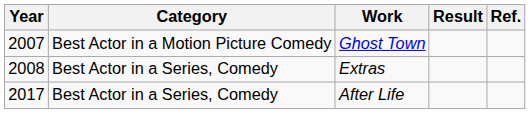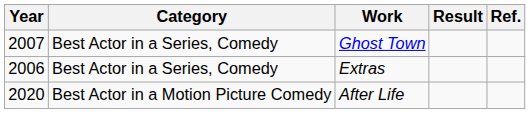(192, 43) Best Actor in a Motion Picture Comedy -> (165, 43) Best Actor in a Series, Comedy
(26, 69) 2008 -> (26, 69) 2006
(26, 95) 2017 -> (26, 95) 2020
(165, 95) Best Actor in a Series, Comedy -> (192, 95) Best Actor in a Motion Picture Comedy
